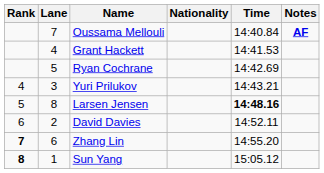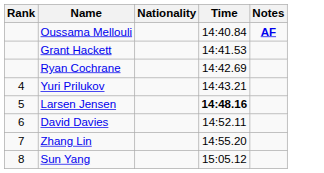- column: (54, 13)
(21, 141) bold -> (21, 141) normal
(21, 159) bold -> (21, 159) normal
